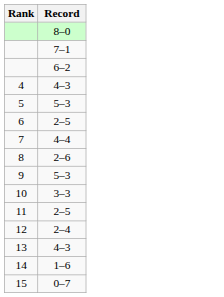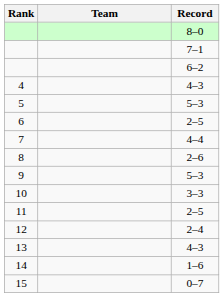+ column: (105, 13)
